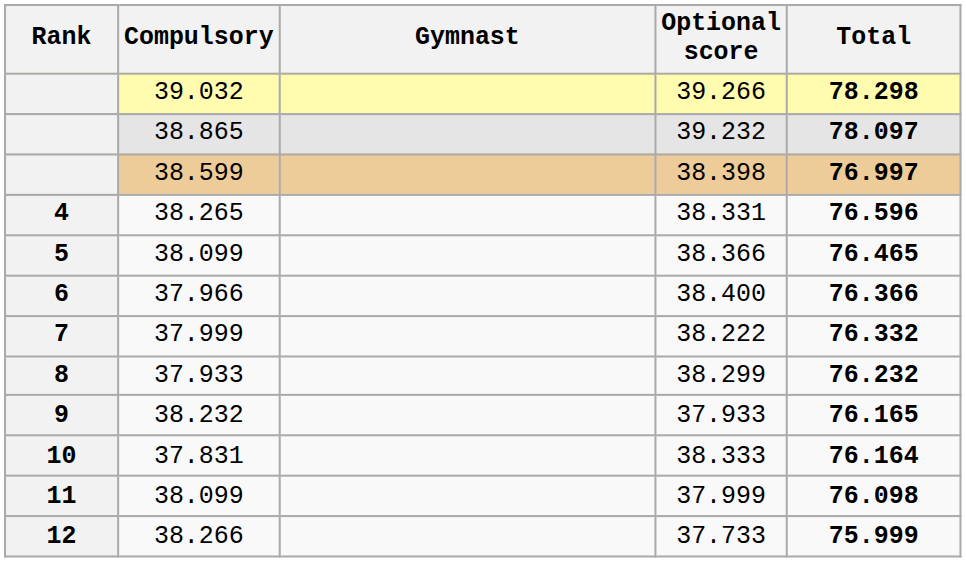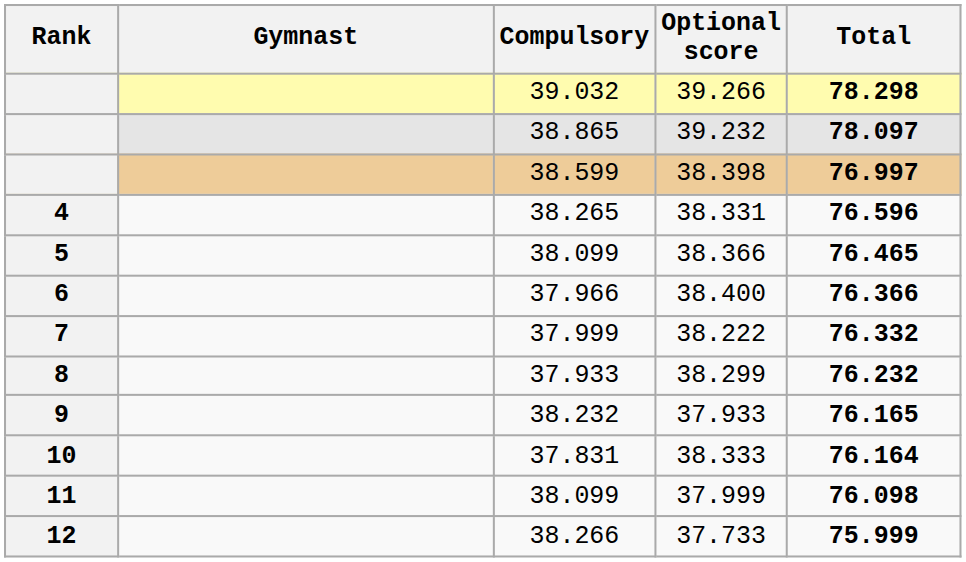columns swapped: (467, 40) <-> (199, 40)
